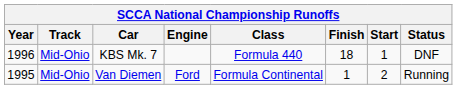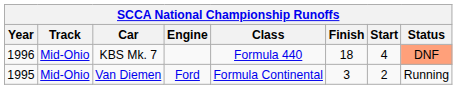(384, 54) 1 -> (384, 54) 4
(426, 54) no background -> (426, 54) lightsalmon background
(347, 74) 1 -> (347, 74) 3
